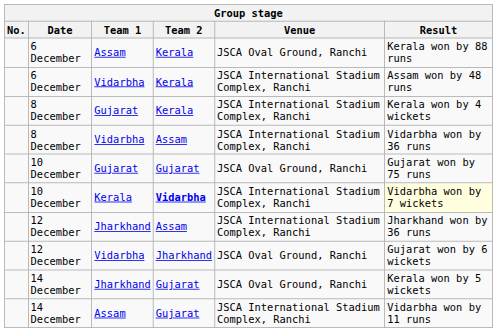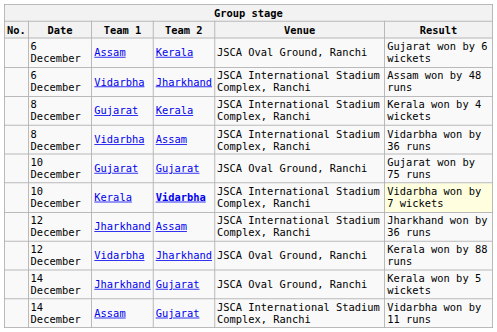(437, 53) Kerala won by 88 runs -> (437, 53) Gujarat won by 6 wickets
(174, 82) Kerala -> (184, 82) Jharkhand
(437, 255) Gujarat won by 6 wickets -> (437, 255) Kerala won by 88 runs
